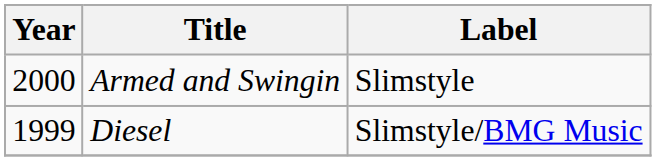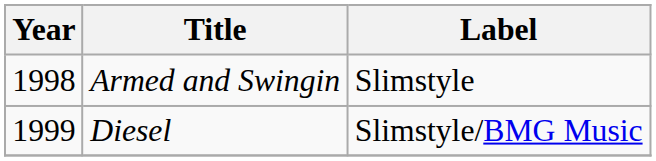(44, 79) 2000 -> (44, 79) 1998
